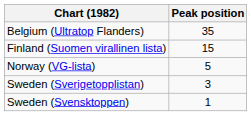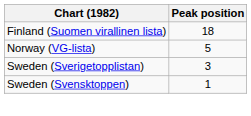- row: (75, 31)
(208, 48) 15 -> (208, 31) 18
